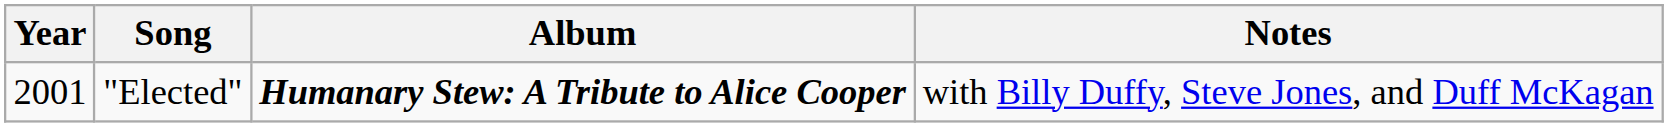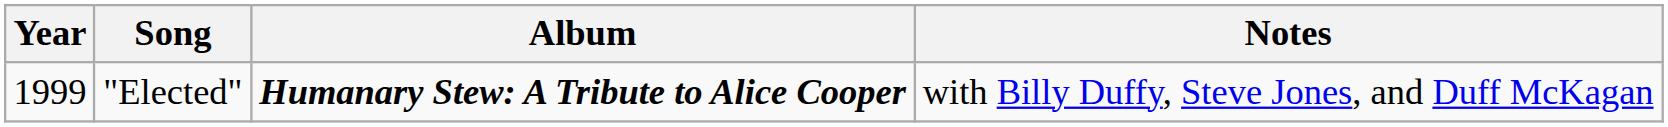(50, 91) 2001 -> (50, 91) 1999
